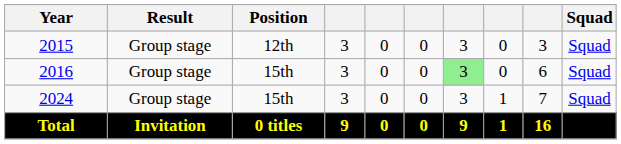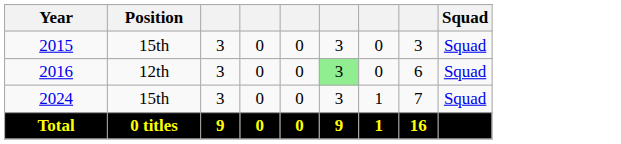- column: (170, 17)
(278, 44) 12th -> (154, 44) 15th
(278, 71) 15th -> (154, 71) 12th
